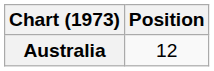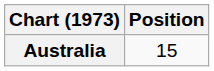(167, 50) 12 -> (167, 50) 15
